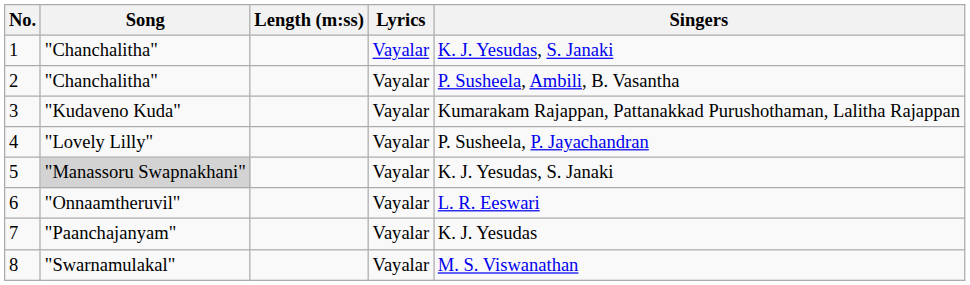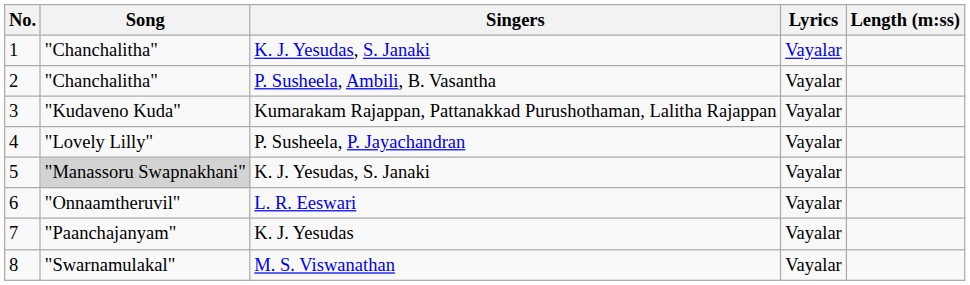columns swapped: (699, 19) <-> (309, 19)
